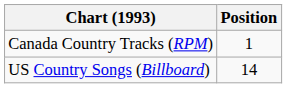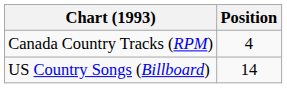(249, 43) 1 -> (249, 43) 4
